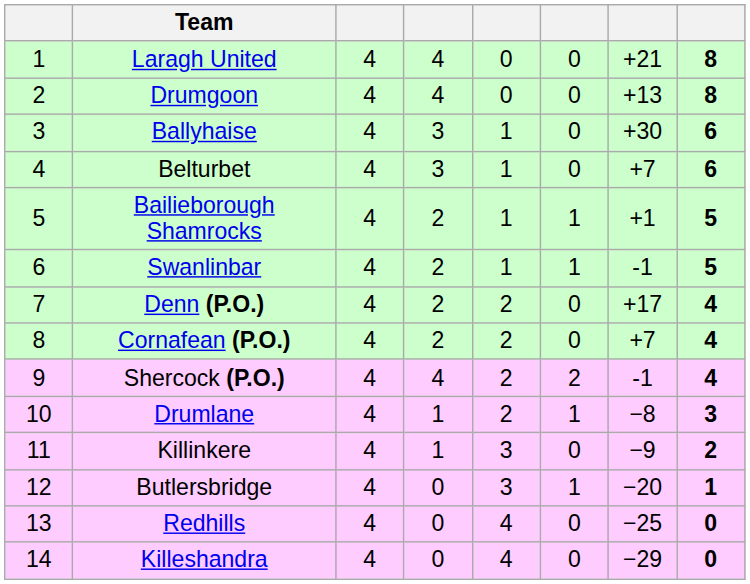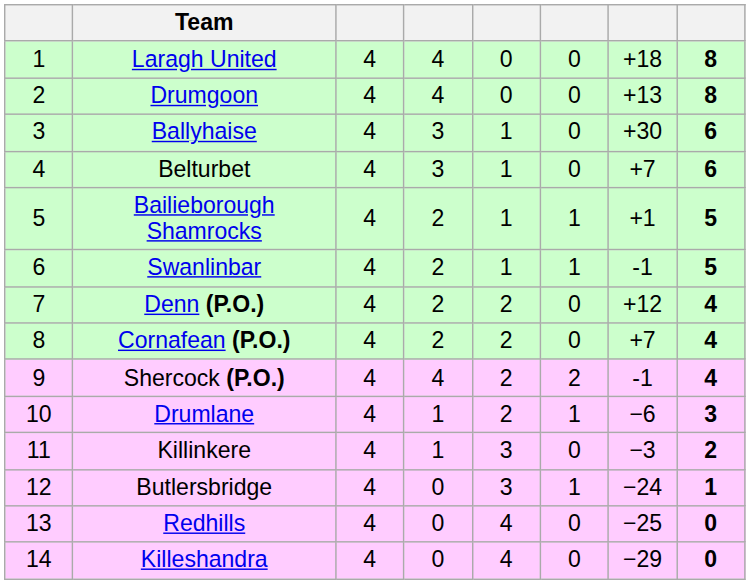(643, 59) +21 -> (643, 59) +18
(643, 304) +17 -> (643, 304) +12
(643, 414) −8 -> (643, 414) −6
(643, 450) −9 -> (643, 450) −3
(643, 487) −20 -> (643, 487) −24
